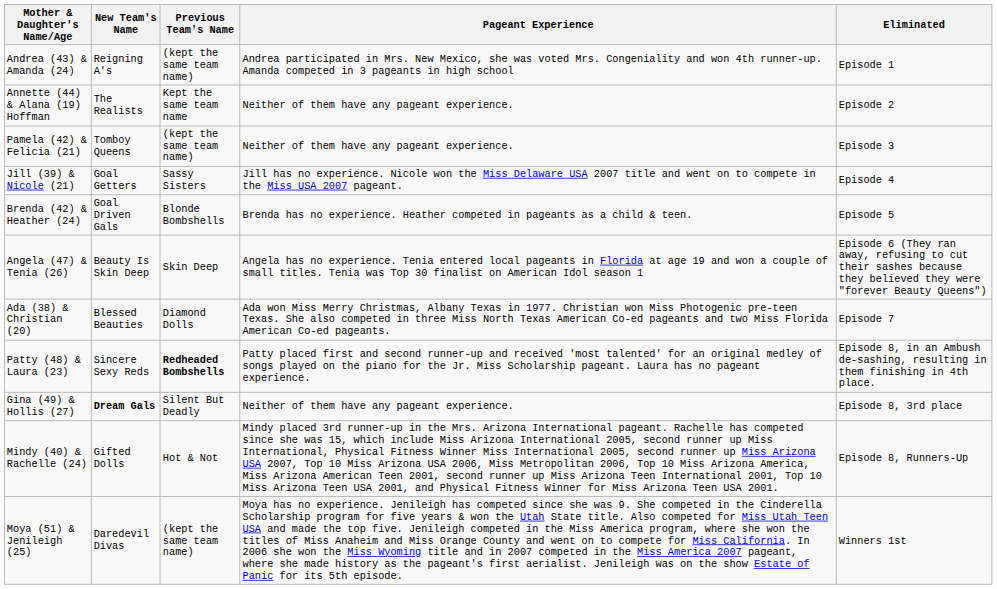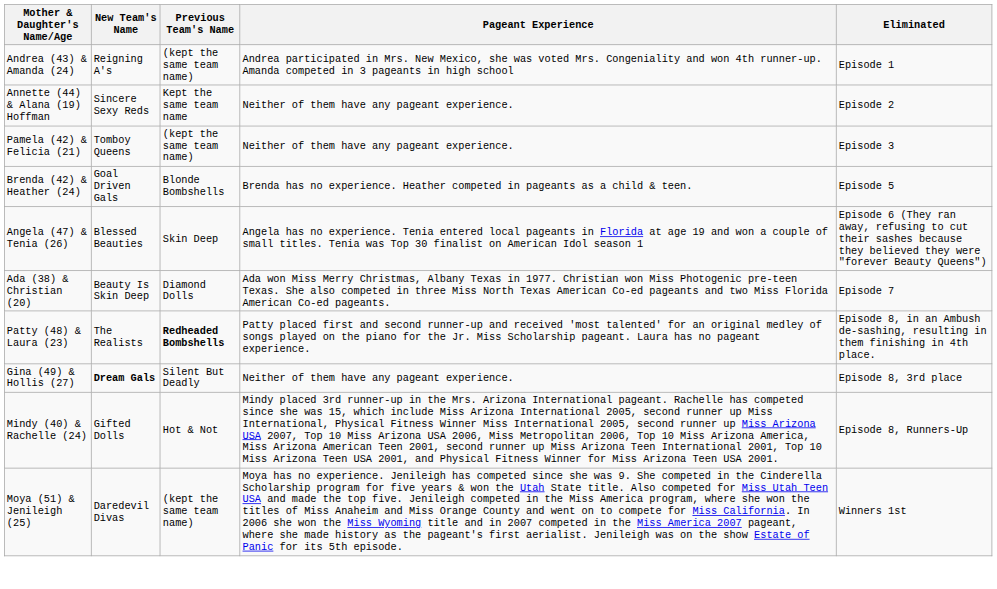(118, 105) The Realists -> (121, 105) Sincere Sexy Reds
- row: (41, 180)
(121, 267) Beauty Is Skin Deep -> (118, 239) Blessed Beauties
(118, 320) Blessed Beauties -> (121, 291) Beauty Is Skin Deep
(121, 366) Sincere Sexy Reds -> (118, 337) The Realists
